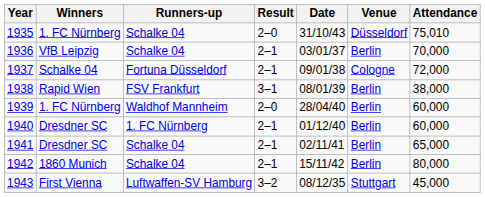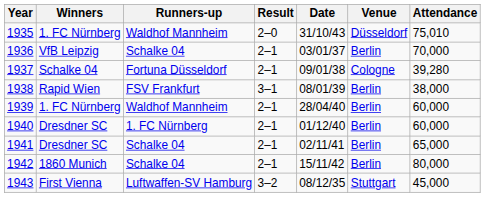(155, 32) Schalke 04 -> (177, 32) Waldhof Mannheim
(431, 70) 72,000 -> (431, 70) 39,280
(267, 107) 2–0 -> (267, 107) 2–1
